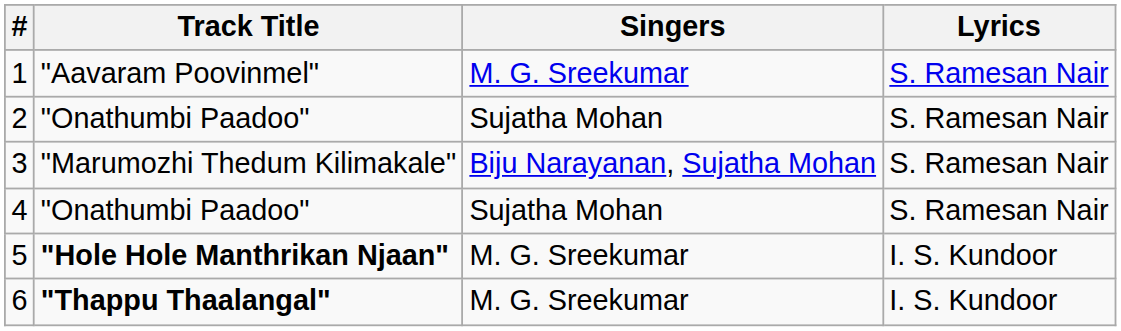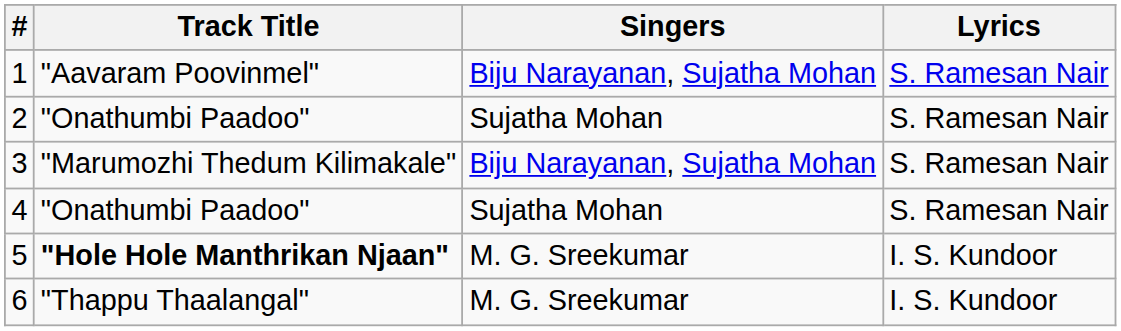(579, 73) M. G. Sreekumar -> (673, 73) Biju Narayanan, Sujatha Mohan
(186, 301) bold -> (175, 301) normal
